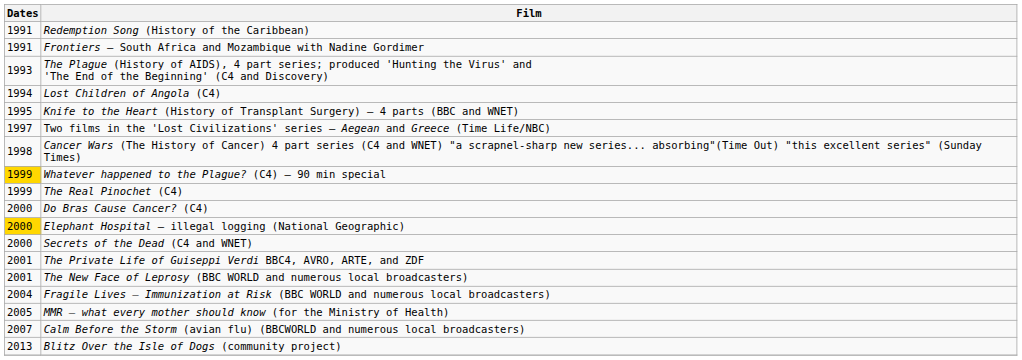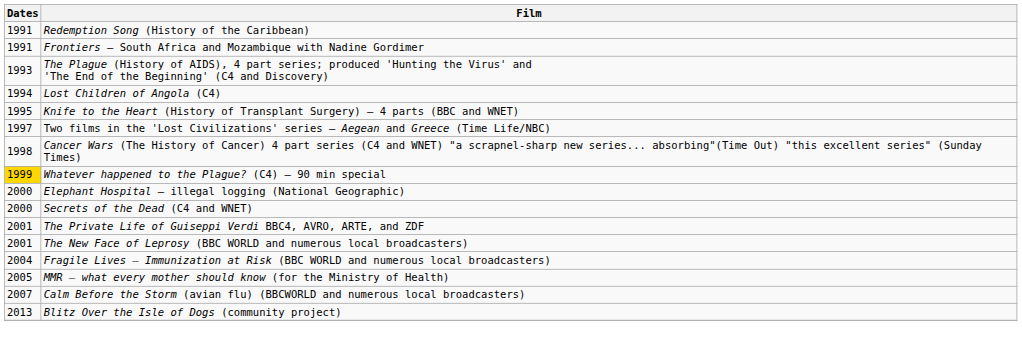- row: (113, 192)
- row: (126, 209)
(20, 226) gold background -> (20, 192) no background
